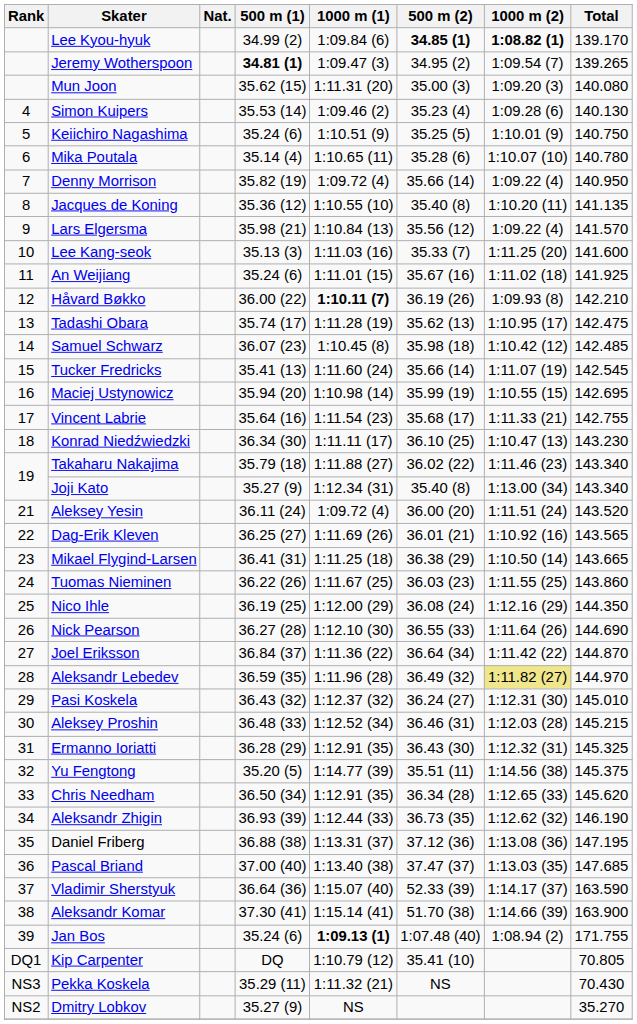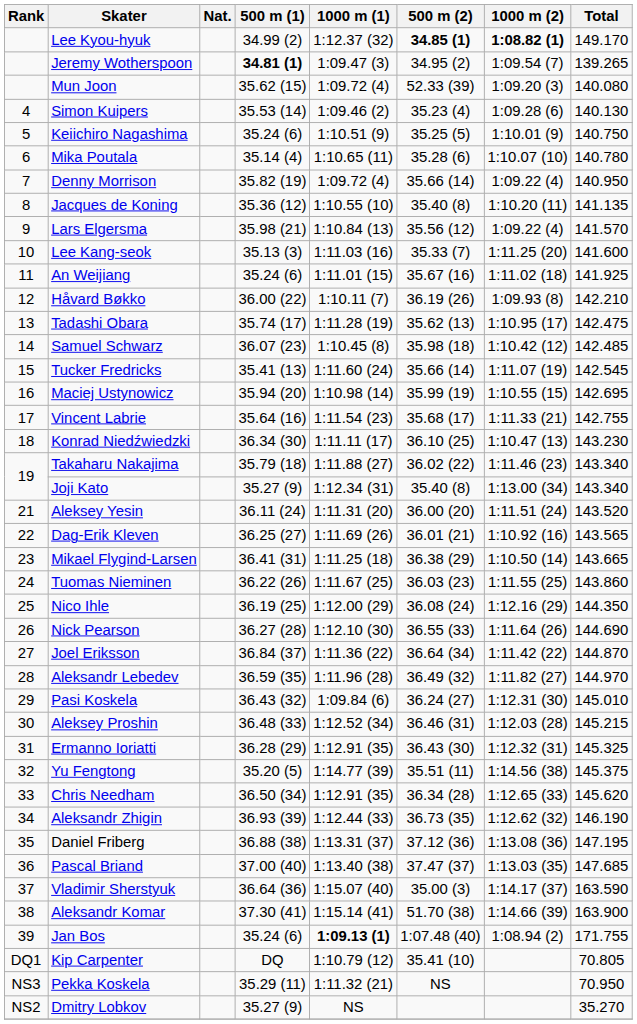(353, 39) 1:09.84 (6) -> (353, 39) 1:12.37 (32)
(601, 39) 139.170 -> (601, 39) 149.170
(353, 87) 1:11.31 (20) -> (353, 87) 1:09.72 (4)
(440, 87) 35.00 (3) -> (440, 87) 52.33 (39)
(353, 299) bold -> (353, 299) normal
(353, 511) 1:09.72 (4) -> (353, 511) 1:11.31 (20)
(528, 677) khaki background -> (528, 677) no background
(353, 700) 1:12.37 (32) -> (353, 700) 1:09.84 (6)
(440, 889) 52.33 (39) -> (440, 889) 35.00 (3)
(601, 983) 70.430 -> (601, 983) 70.950
